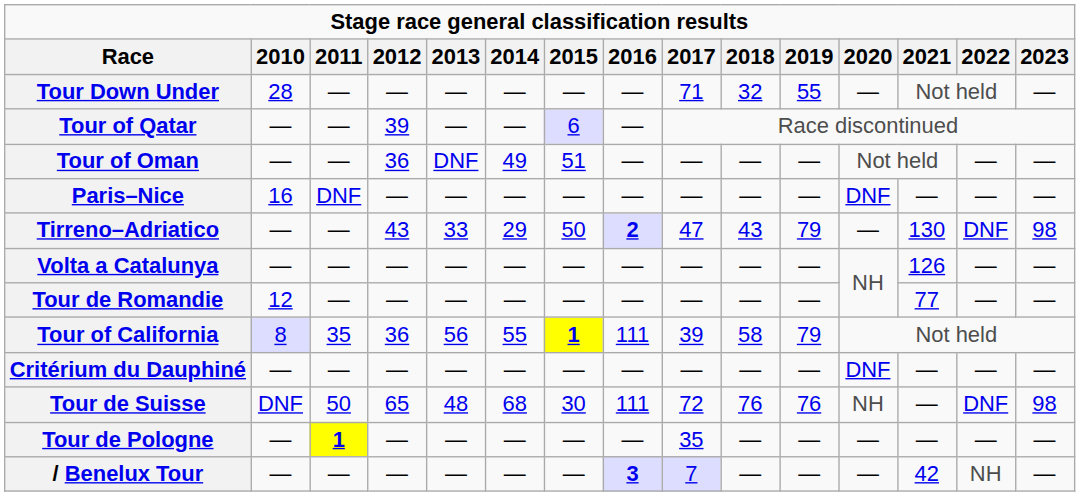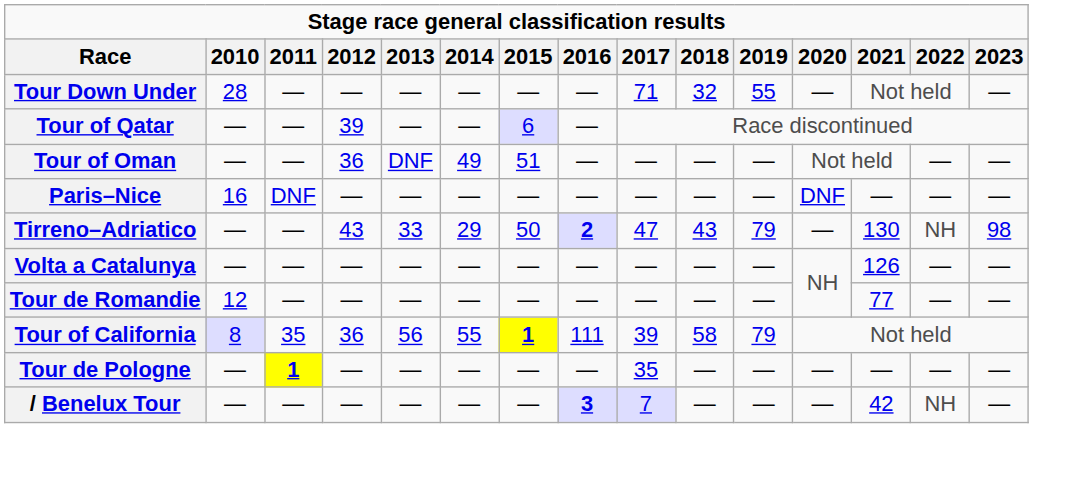(986, 230) DNF -> (940, 230) NH
- row: (128, 369)
- row: (128, 404)
